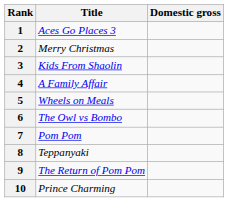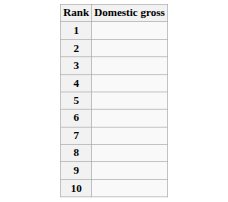- column: (92, 13)
